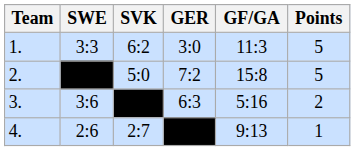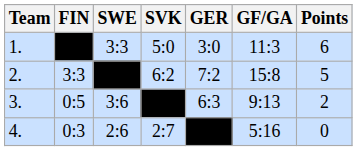+ column: (74, 18)
(139, 46) 6:2 -> (163, 46) 5:0
(319, 46) 5 -> (325, 46) 6
(139, 74) 5:0 -> (163, 74) 6:2
(252, 103) 5:16 -> (265, 103) 9:13
(252, 131) 9:13 -> (265, 131) 5:16
(319, 131) 1 -> (325, 131) 0
